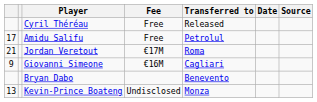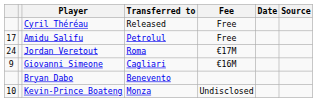columns swapped: (219, 11) <-> (154, 11)
(11, 51) 21 -> (11, 51) 24
(11, 91) 13 -> (11, 91) 10
